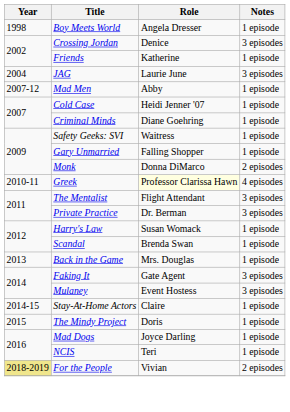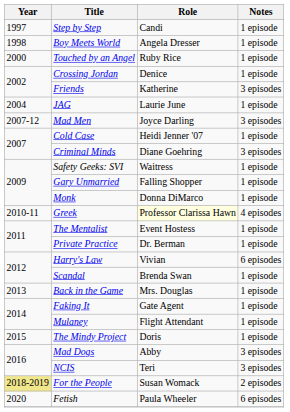+ row: (77, 27)
+ row: (94, 58)
(262, 43) 3 episodes -> (259, 74) 1 episode
(260, 58) 1 episode -> (261, 89) 3 episodes
(262, 74) 3 episodes -> (259, 105) 1 episode
(152, 89) Abby -> (167, 120) Joyce Darling
(260, 89) 1 episode -> (261, 120) 3 episodes
(260, 120) 1 episode -> (261, 151) 3 episodes
(262, 167) 2 episodes -> (259, 197) 1 episode
(173, 197) Flight Attendant -> (167, 228) Event Hostess
(262, 197) 3 episodes -> (259, 228) 1 episode
(262, 213) 3 episodes -> (259, 244) 1 episode
(171, 228) Susan Womack -> (152, 259) Vivian
(260, 228) 1 episode -> (261, 259) 6 episodes
(262, 275) 3 episodes -> (259, 306) 1 episode
(169, 290) Event Hostess -> (171, 321) Flight Attendant
(262, 290) 3 episodes -> (259, 321) 1 episode
- row: (95, 306)
(168, 337) Joyce Darling -> (150, 352) Abby
(260, 337) 1 episode -> (261, 352) 3 episodes
(260, 352) 1 episode -> (261, 368) 3 episodes
(154, 368) Vivian -> (169, 383) Susan Womack
+ row: (66, 399)
